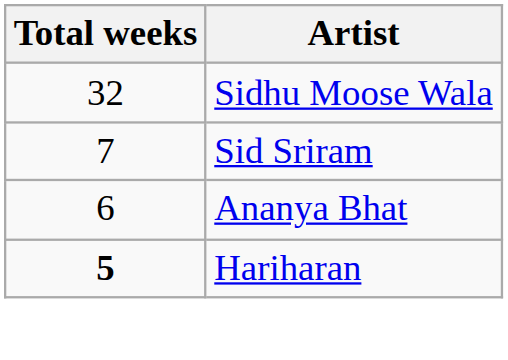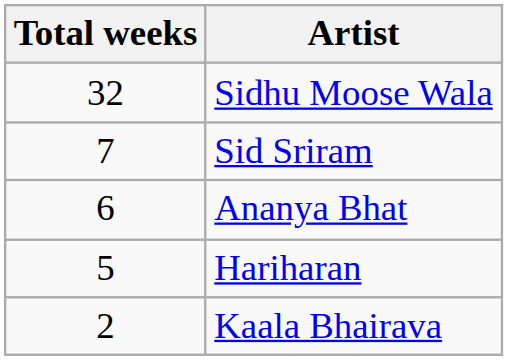(105, 267) bold -> (105, 267) normal
+ row: (328, 325)
